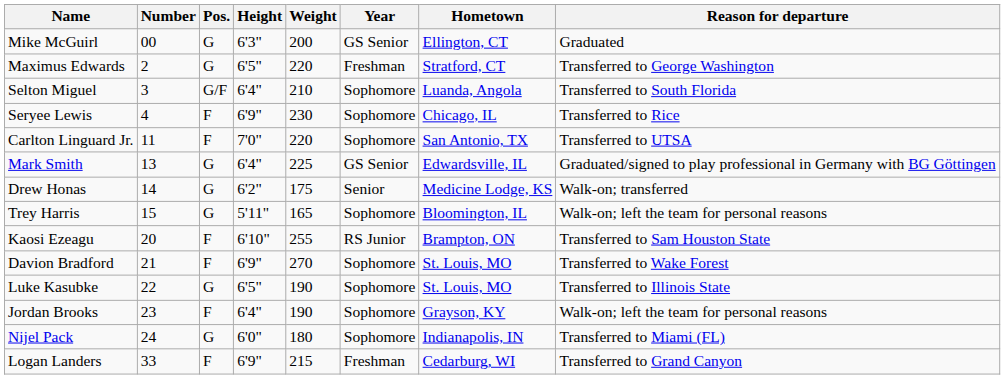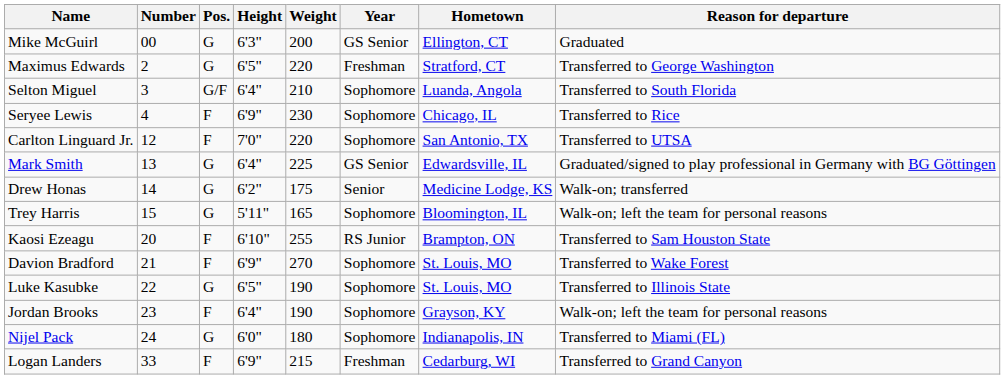(148, 139) 11 -> (148, 139) 12
